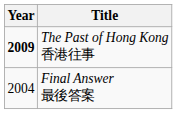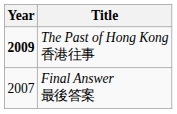(21, 88) 2004 -> (21, 88) 2007
